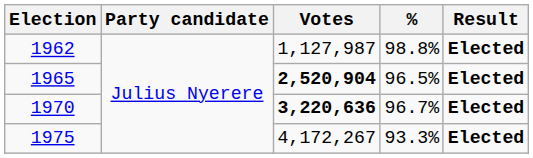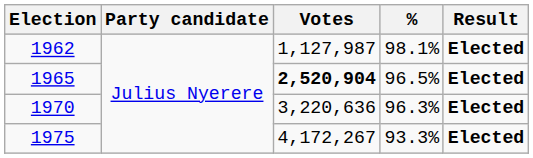(412, 49) 98.8% -> (412, 49) 98.1%
(327, 109) bold -> (327, 109) normal
(412, 109) 96.7% -> (412, 109) 96.3%
